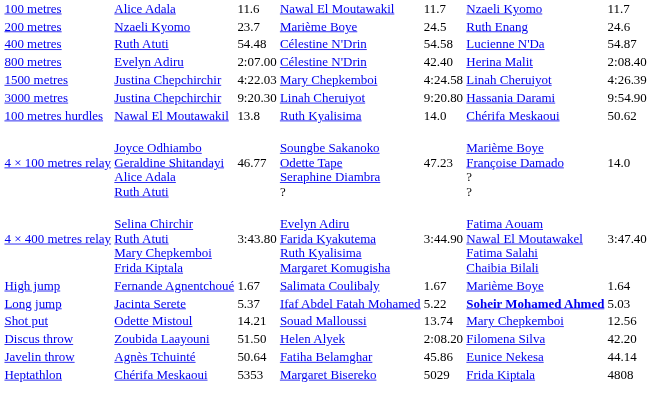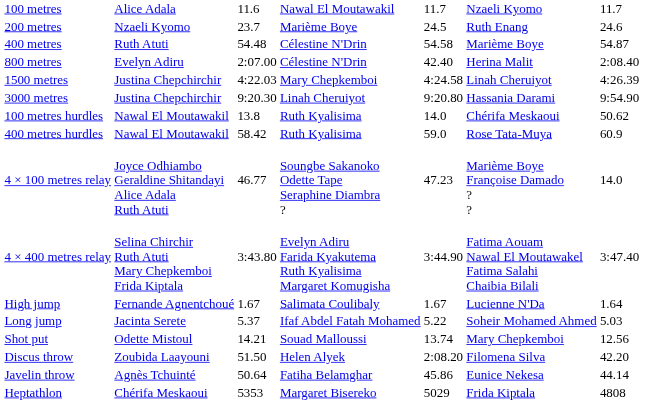(505, 44) Lucienne N'Da -> (505, 44) Marième Boye
+ row: (54, 133)
(505, 285) Marième Boye -> (505, 303) Lucienne N'Da
(535, 303) bold -> (531, 321) normal
